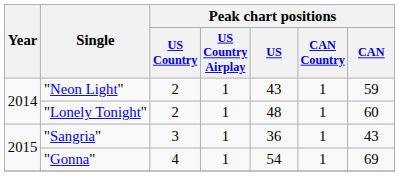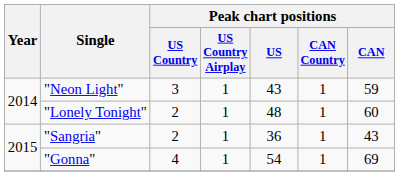(175, 89) 2 -> (175, 89) 3
(175, 136) 3 -> (175, 136) 2
